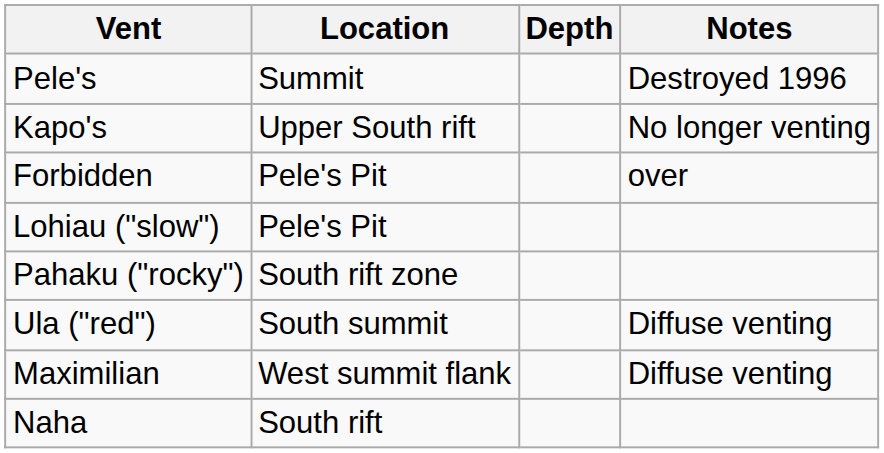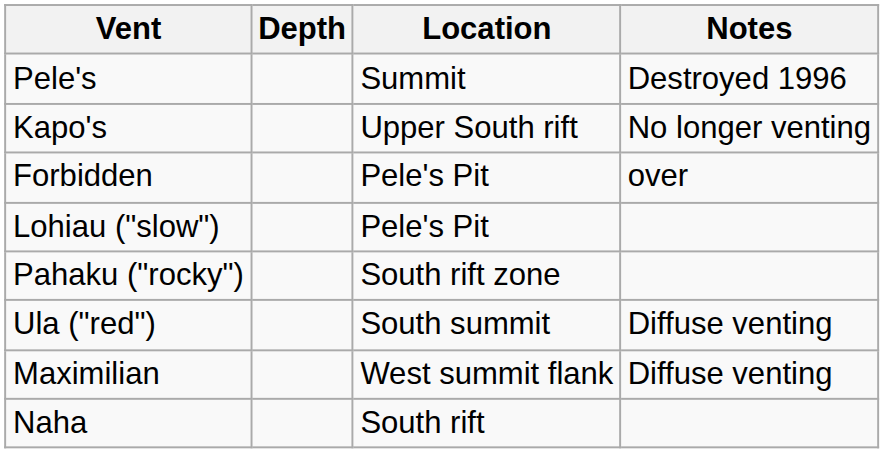columns swapped: (569, 29) <-> (385, 29)
